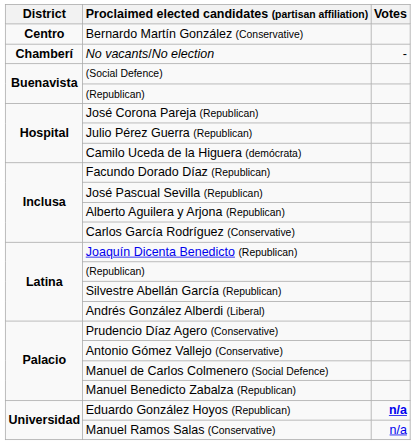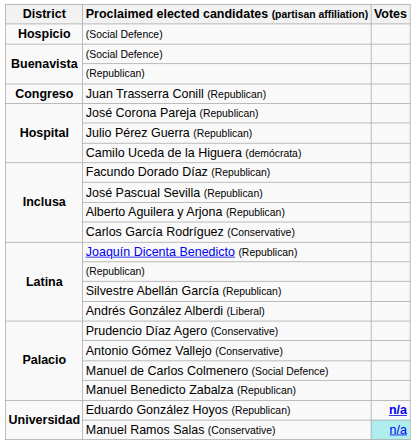- row: (44, 34)
+ row: (44, 34)
- row: (44, 53)
+ row: (44, 93)
(398, 430) no background -> (398, 430) paleturquoise background
